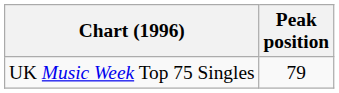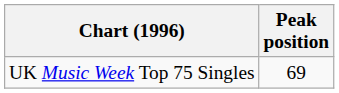(296, 72) 79 -> (296, 72) 69
